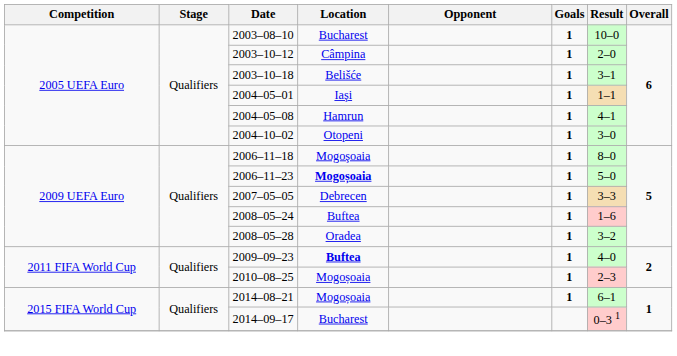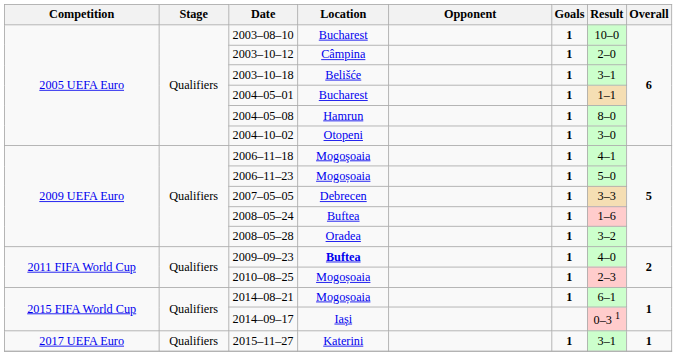(343, 95) Iaşi -> (343, 95) Bucharest
(607, 115) 4–1 -> (607, 115) 8–0
(607, 156) 8–0 -> (607, 156) 4–1
(343, 176) bold -> (343, 176) normal
(343, 319) Bucharest -> (343, 319) Iaşi
+ row: (263, 341)
